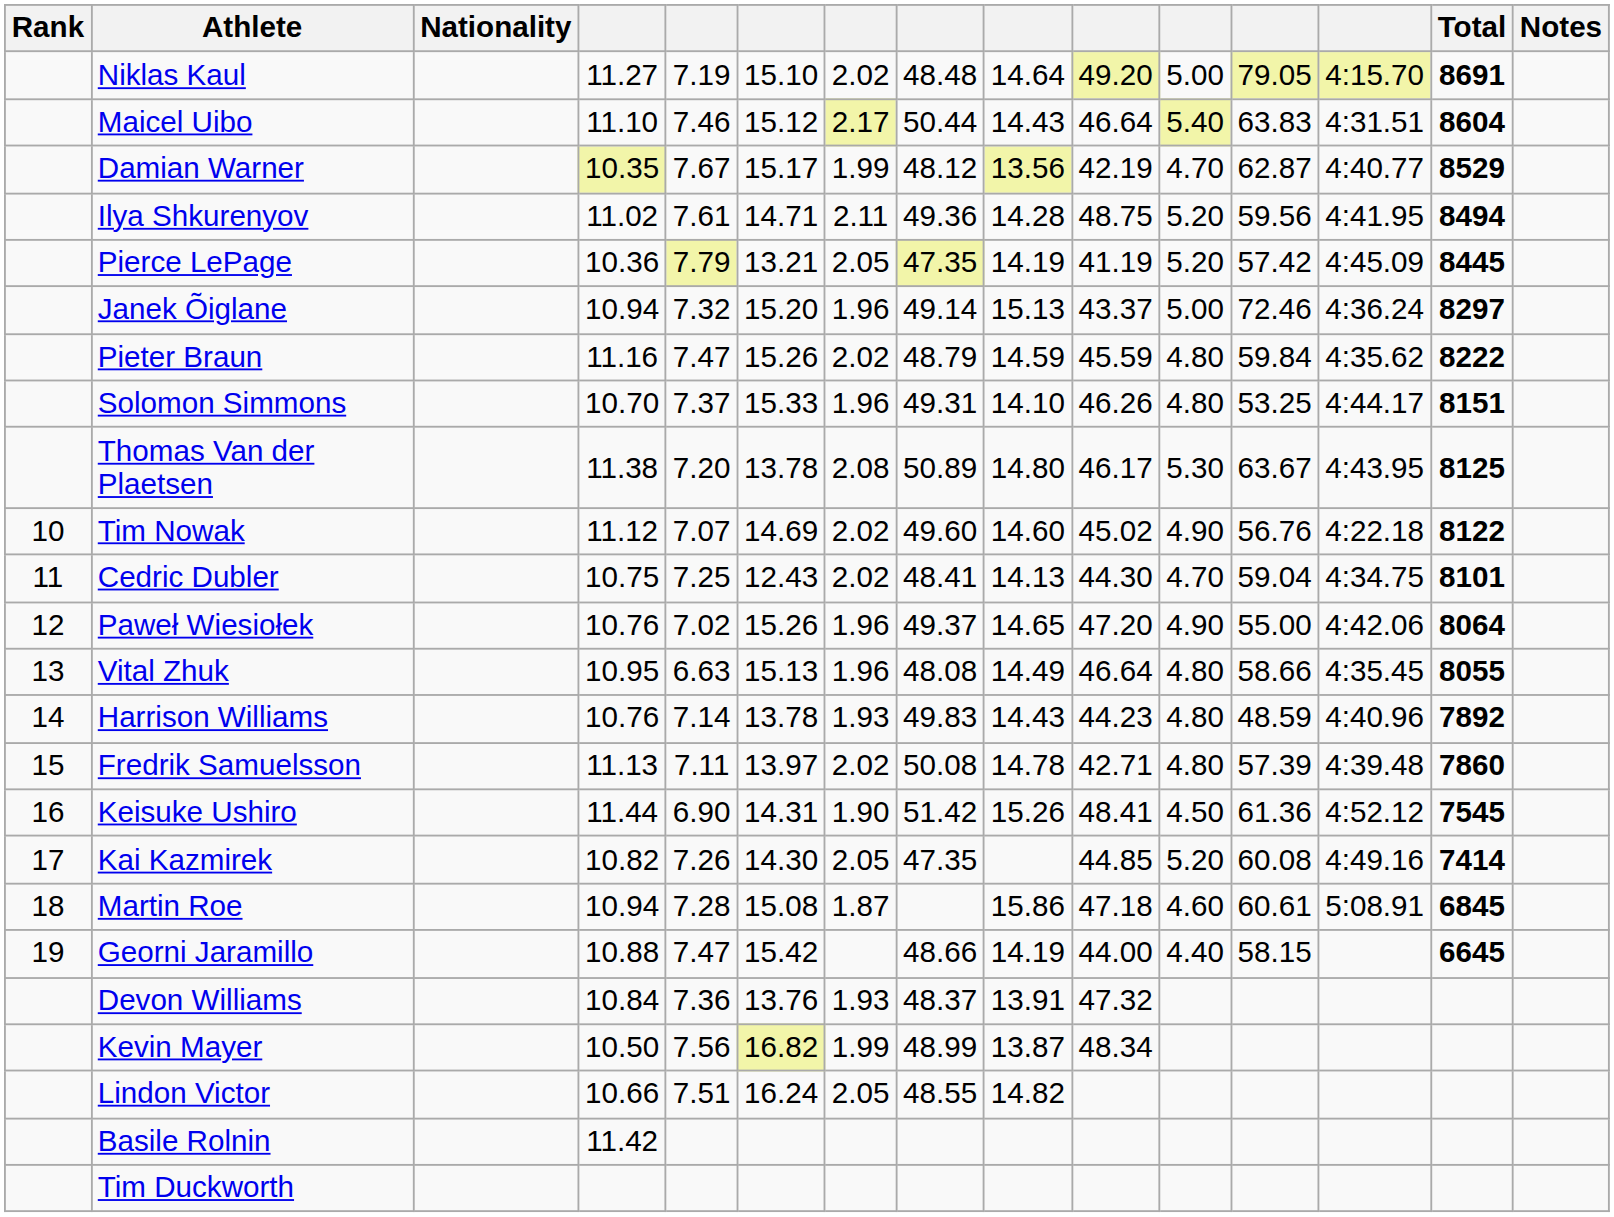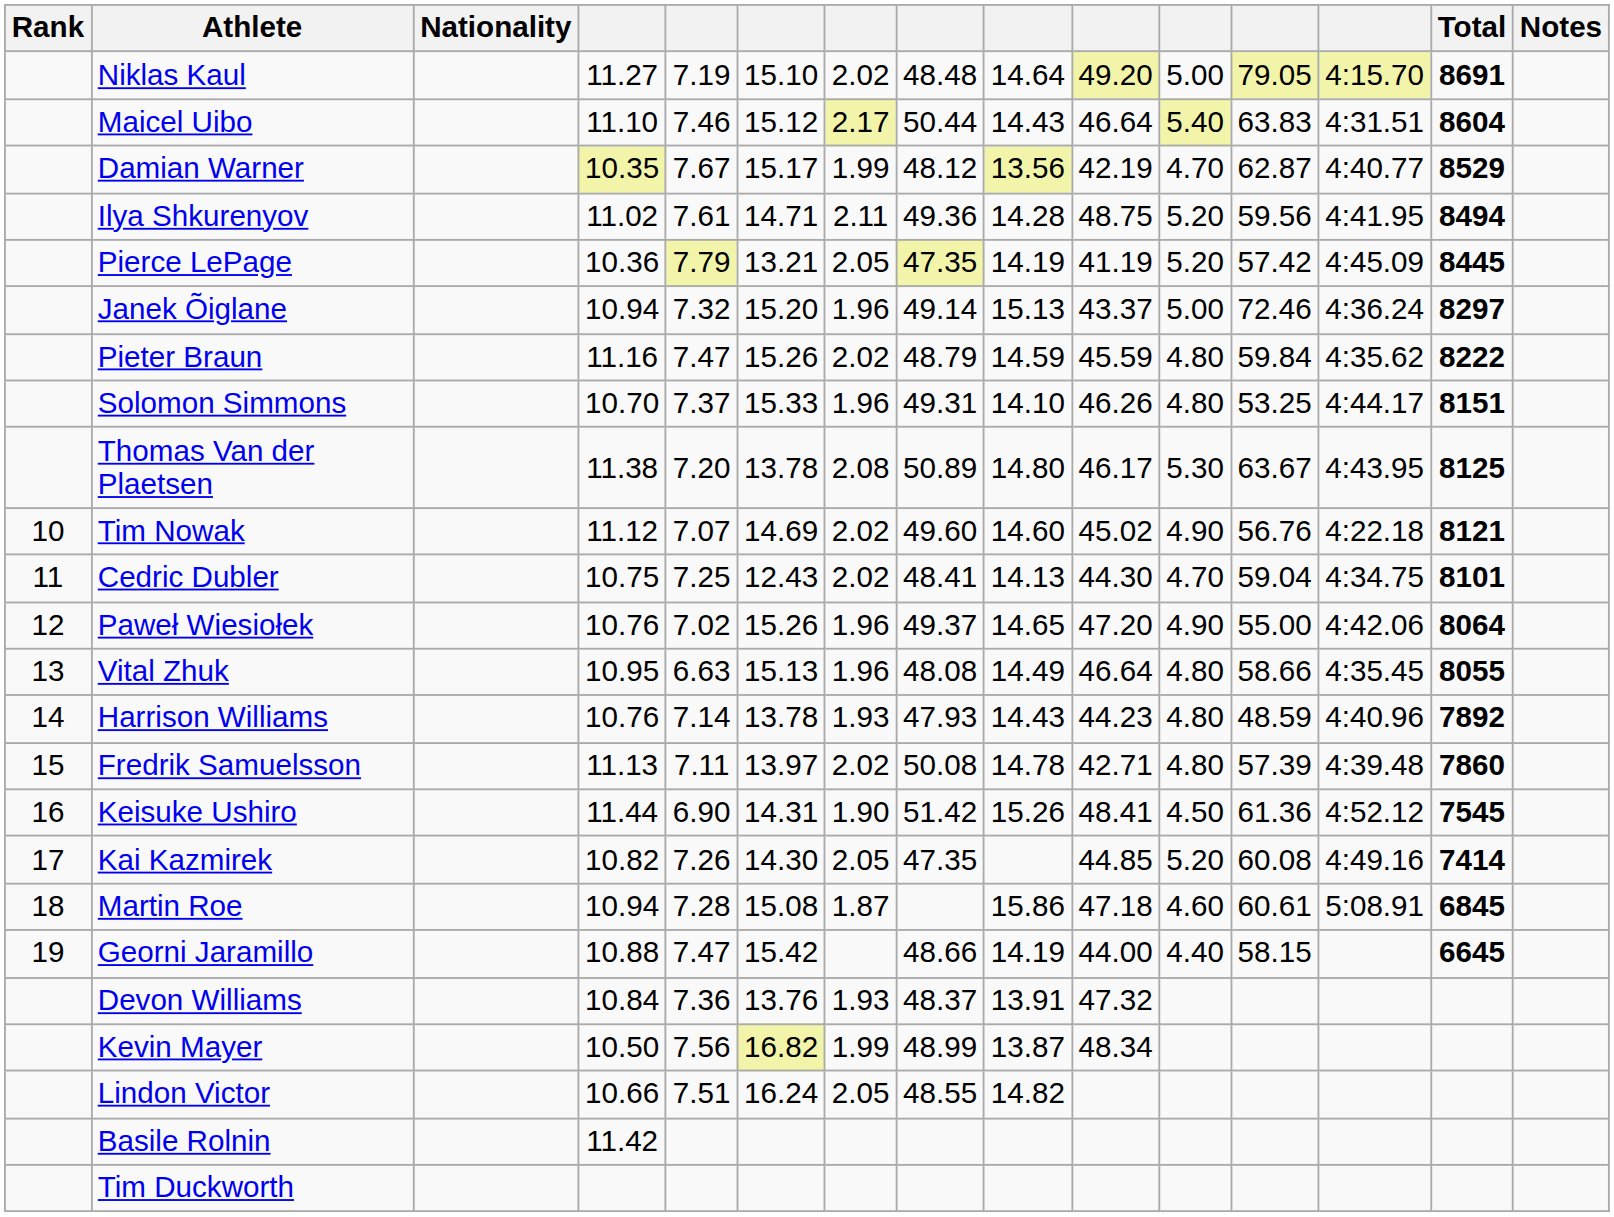(1472, 530) 8122 -> (1472, 530) 8121
(940, 718) 49.83 -> (940, 718) 47.93
